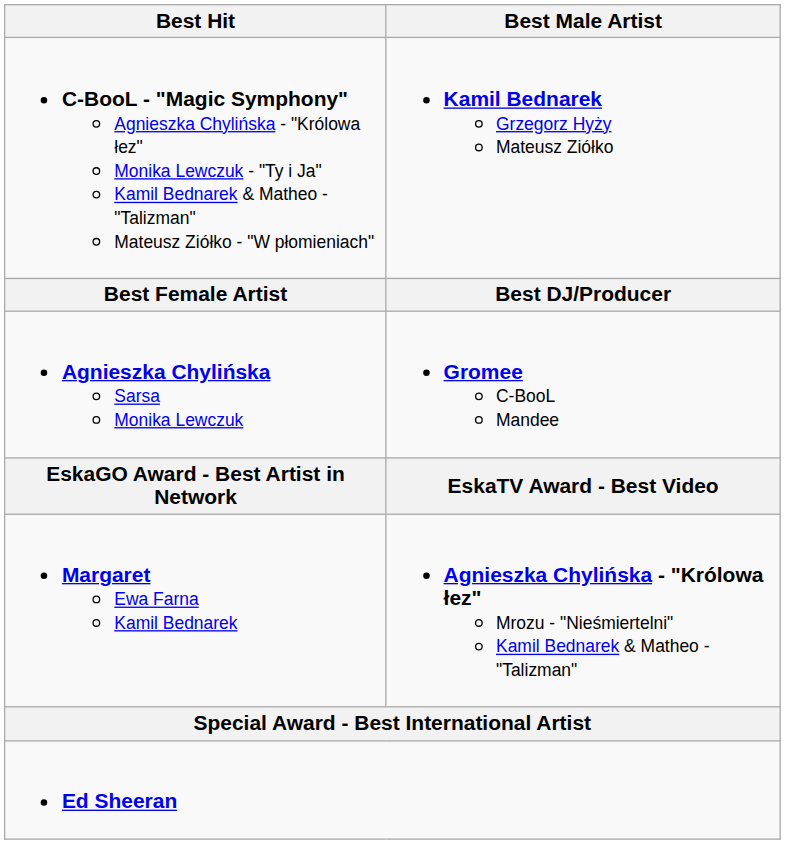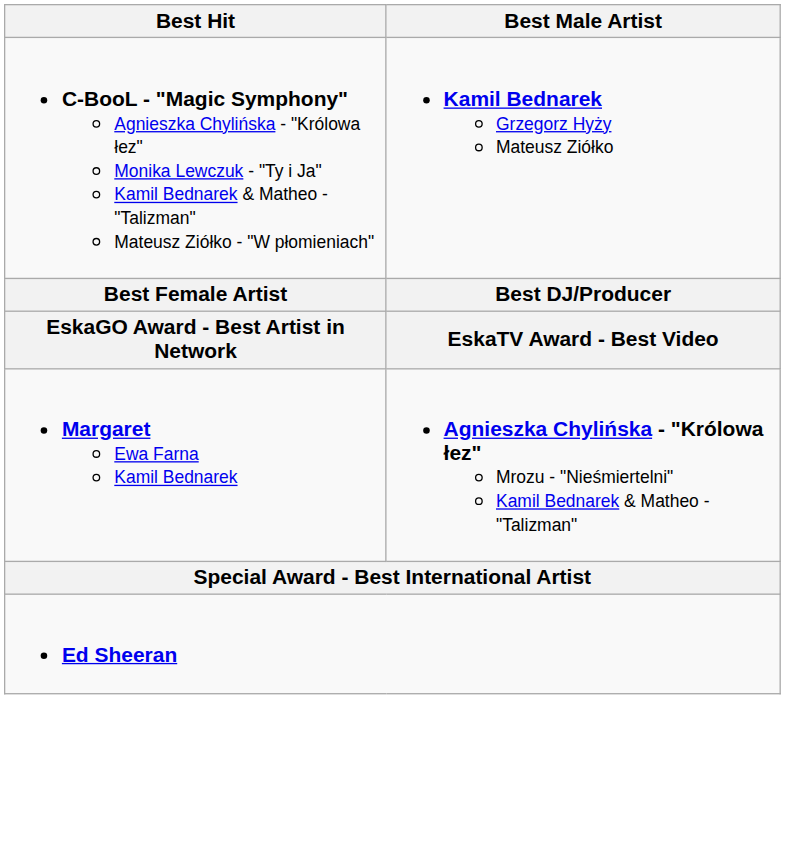- row: (196, 396)
